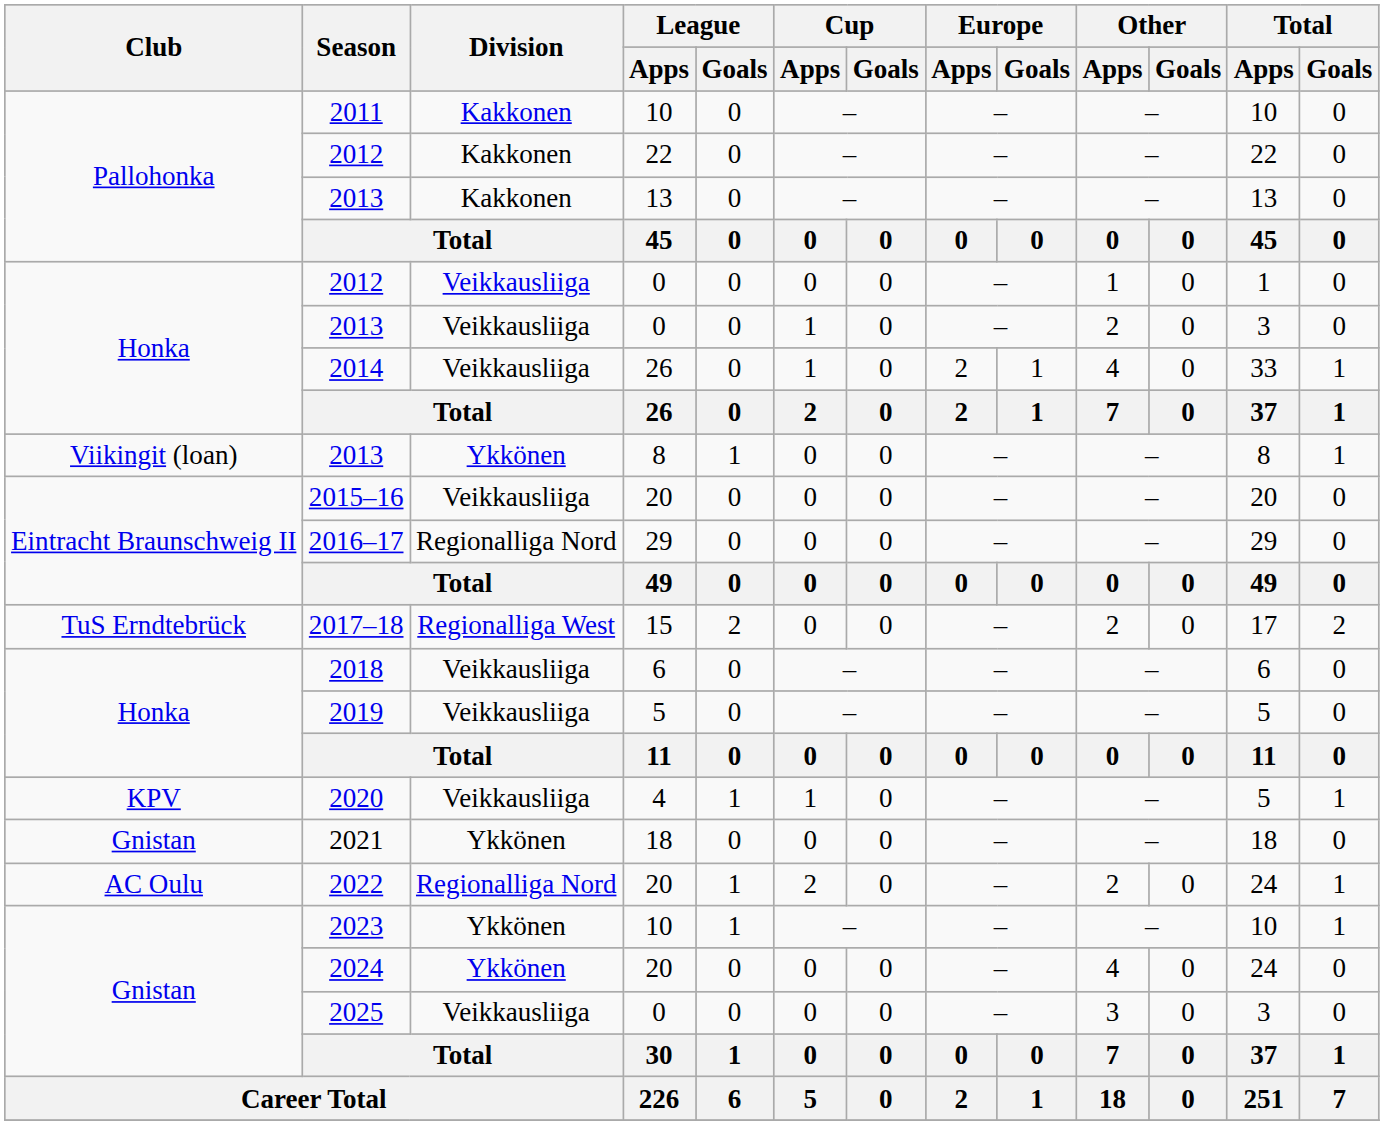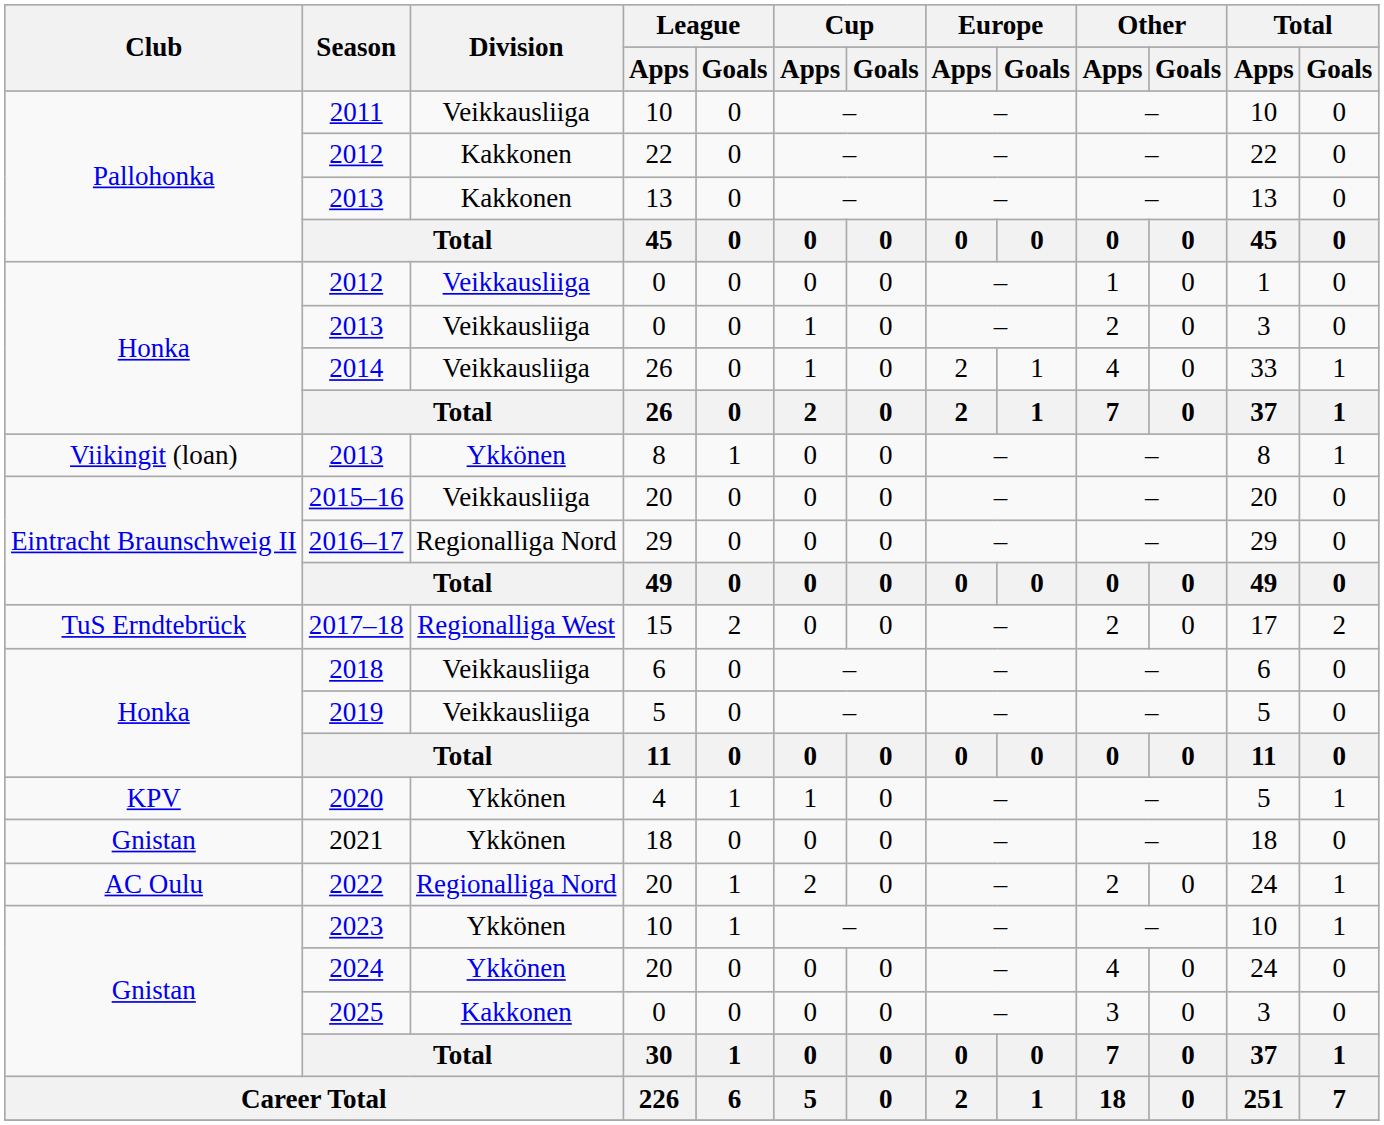(516, 111) Kakkonen -> (516, 111) Veikkausliiga
(516, 797) Veikkausliiga -> (516, 797) Ykkönen
(516, 1012) Veikkausliiga -> (516, 1012) Kakkonen
